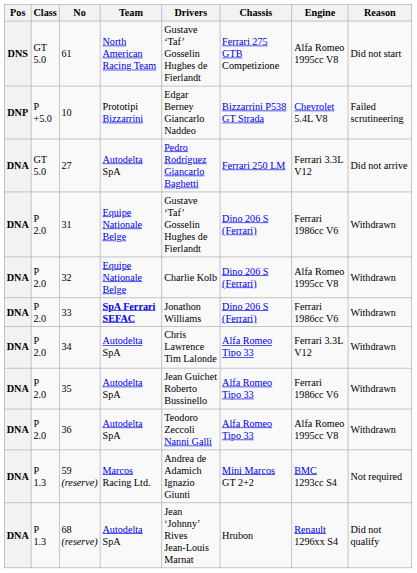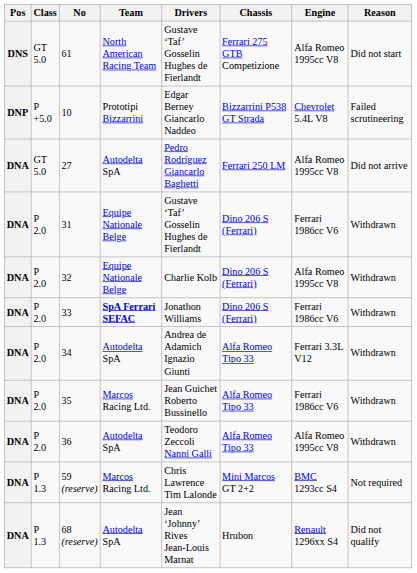(319, 165) Ferrari 3.3L V12 -> (319, 165) Alfa Romeo 1995cc V8
(190, 347) Chris Lawrence Tim Lalonde -> (185, 353) Andrea de Adamich Ignazio Giunti
(123, 388) Autodelta SpA -> (127, 400) Marcos Racing Ltd.
(185, 476) Andrea de Adamich Ignazio Giunti -> (190, 482) Chris Lawrence Tim Lalonde
